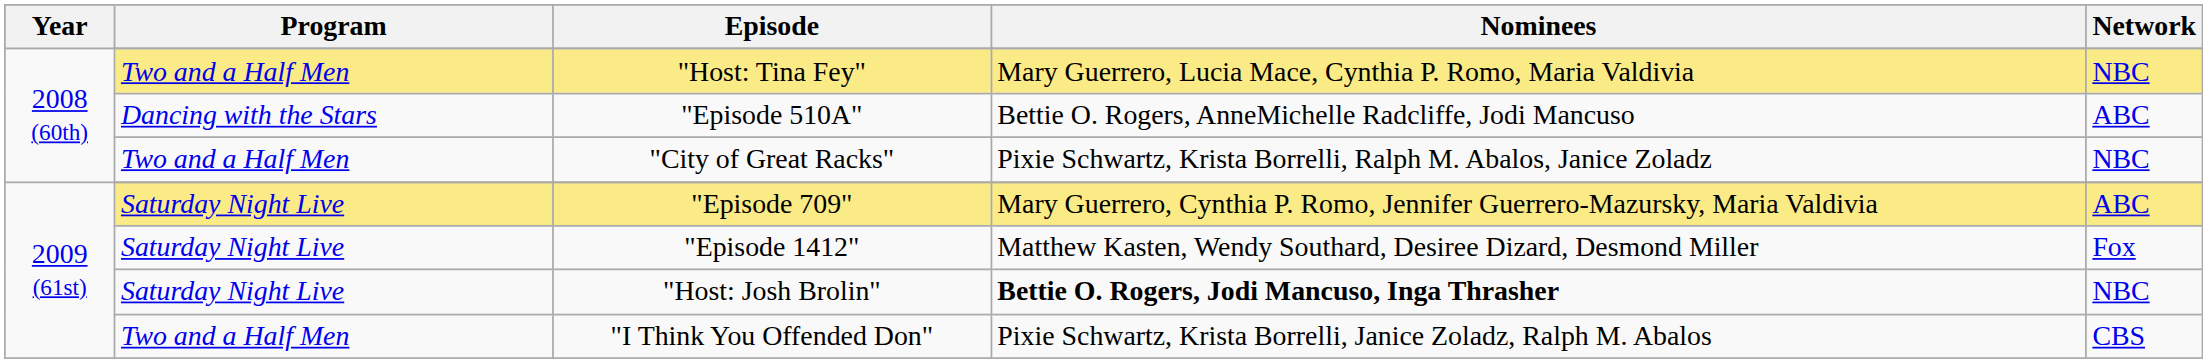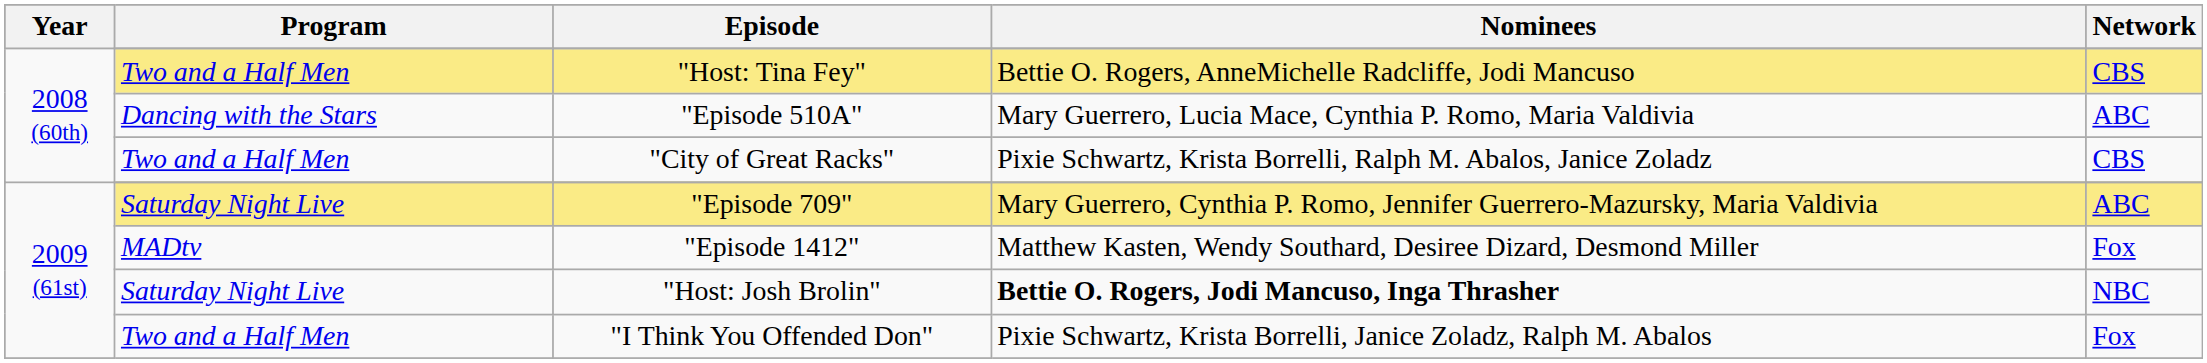(1346, 70) Mary Guerrero, Lucia Mace, Cynthia P. Romo, Maria Valdivia -> (1316, 70) Bettie O. Rogers, AnneMichelle Radcliffe, Jodi Mancuso
(2121, 70) NBC -> (2119, 70) CBS
(1316, 114) Bettie O. Rogers, AnneMichelle Radcliffe, Jodi Mancuso -> (1346, 114) Mary Guerrero, Lucia Mace, Cynthia P. Romo, Maria Valdivia
(2121, 159) NBC -> (2119, 159) CBS
(233, 247) Saturday Night Live -> (161, 247) MADtv
(2119, 335) CBS -> (2114, 335) Fox
